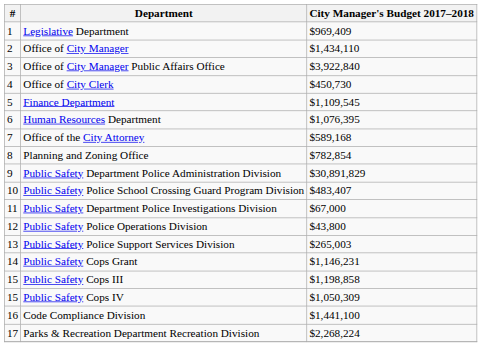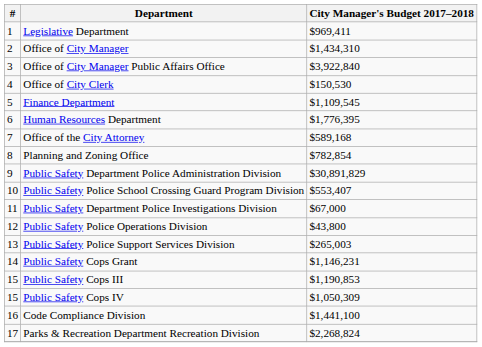(330, 31) $969,409 -> (330, 31) $969,411
(334, 48) $1,434,110 -> (335, 48) $1,434,310
(330, 84) $450,730 -> (330, 84) $150,530
(335, 119) $1,076,395 -> (335, 119) $1,776,395
(330, 191) $483,407 -> (330, 191) $553,407
(335, 279) $1,198,858 -> (335, 279) $1,190,853
(335, 333) $2,268,224 -> (335, 333) $2,268,824
